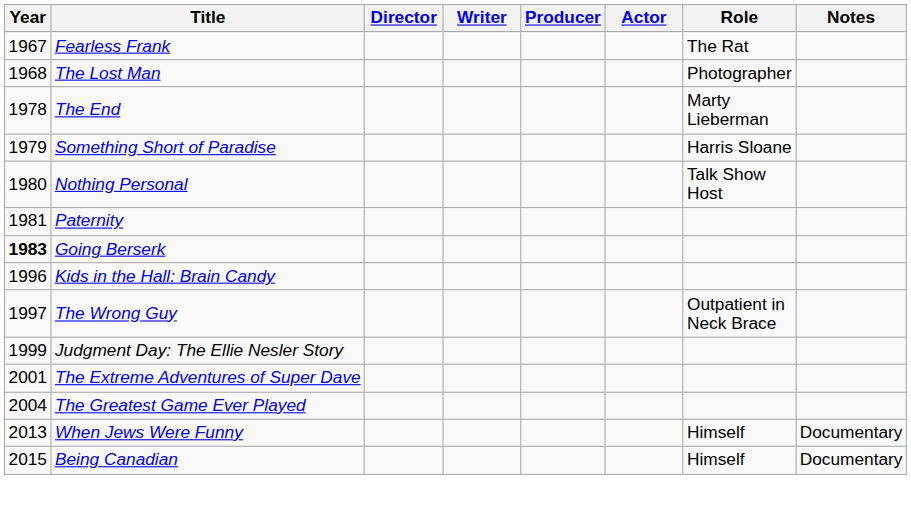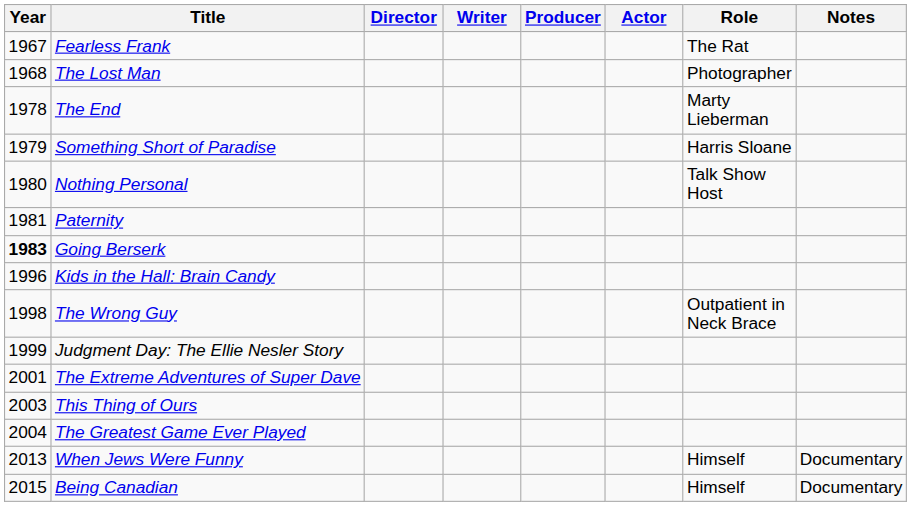(28, 313) 1997 -> (28, 313) 1998
+ row: (126, 405)
